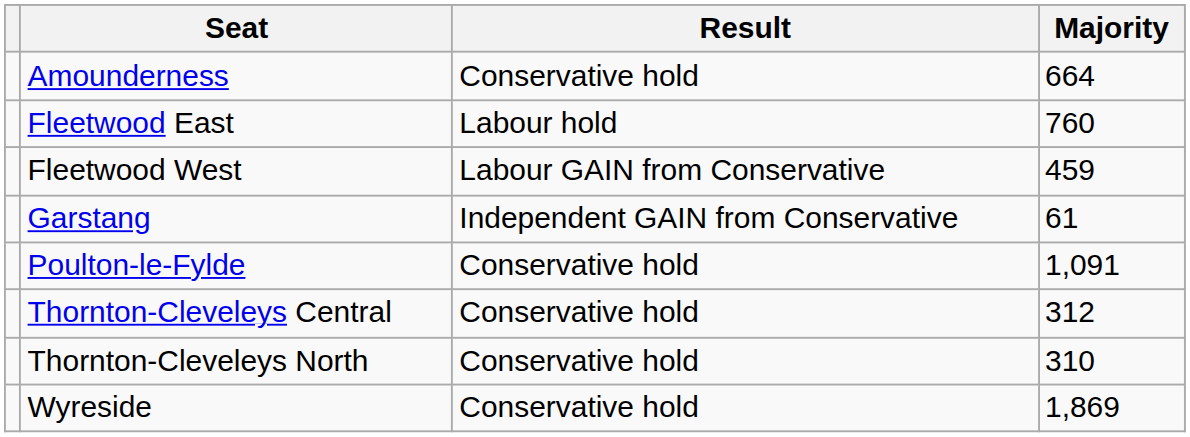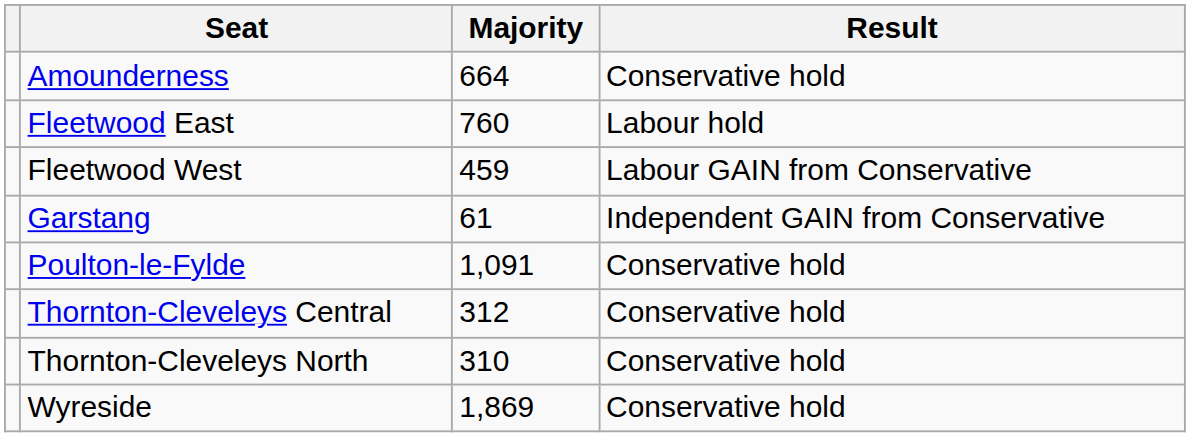columns swapped: (745, 28) <-> (1112, 28)
